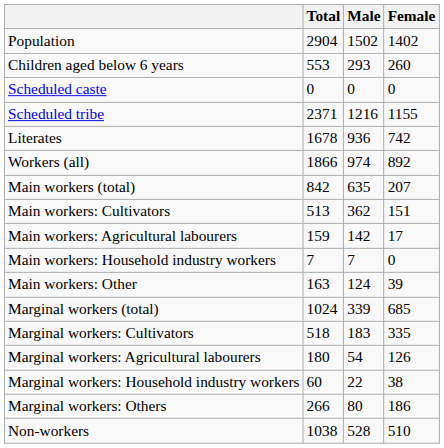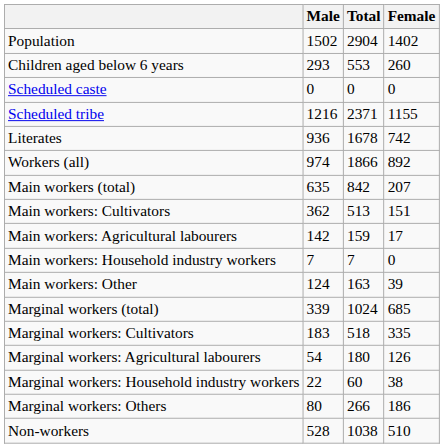columns swapped: (323, 16) <-> (364, 16)
